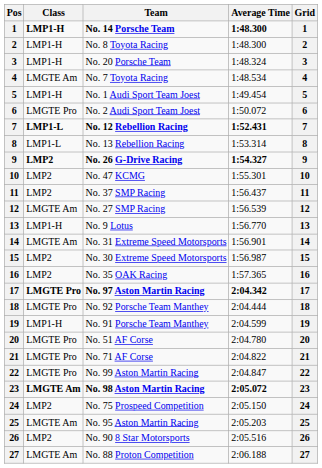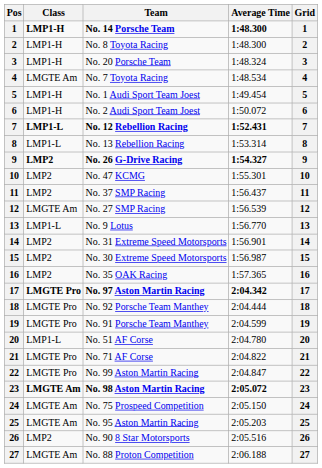(51, 111) LMGTE Pro -> (44, 111) LMP1-H
(44, 226) LMP1-H -> (44, 226) LMP1-L
(52, 242) LMGTE Am -> (39, 242) LMP2
(44, 324) LMP1-H -> (51, 324) LMGTE Pro
(51, 340) LMGTE Pro -> (44, 340) LMP1-L
(39, 406) LMP2 -> (52, 406) LMGTE Am
